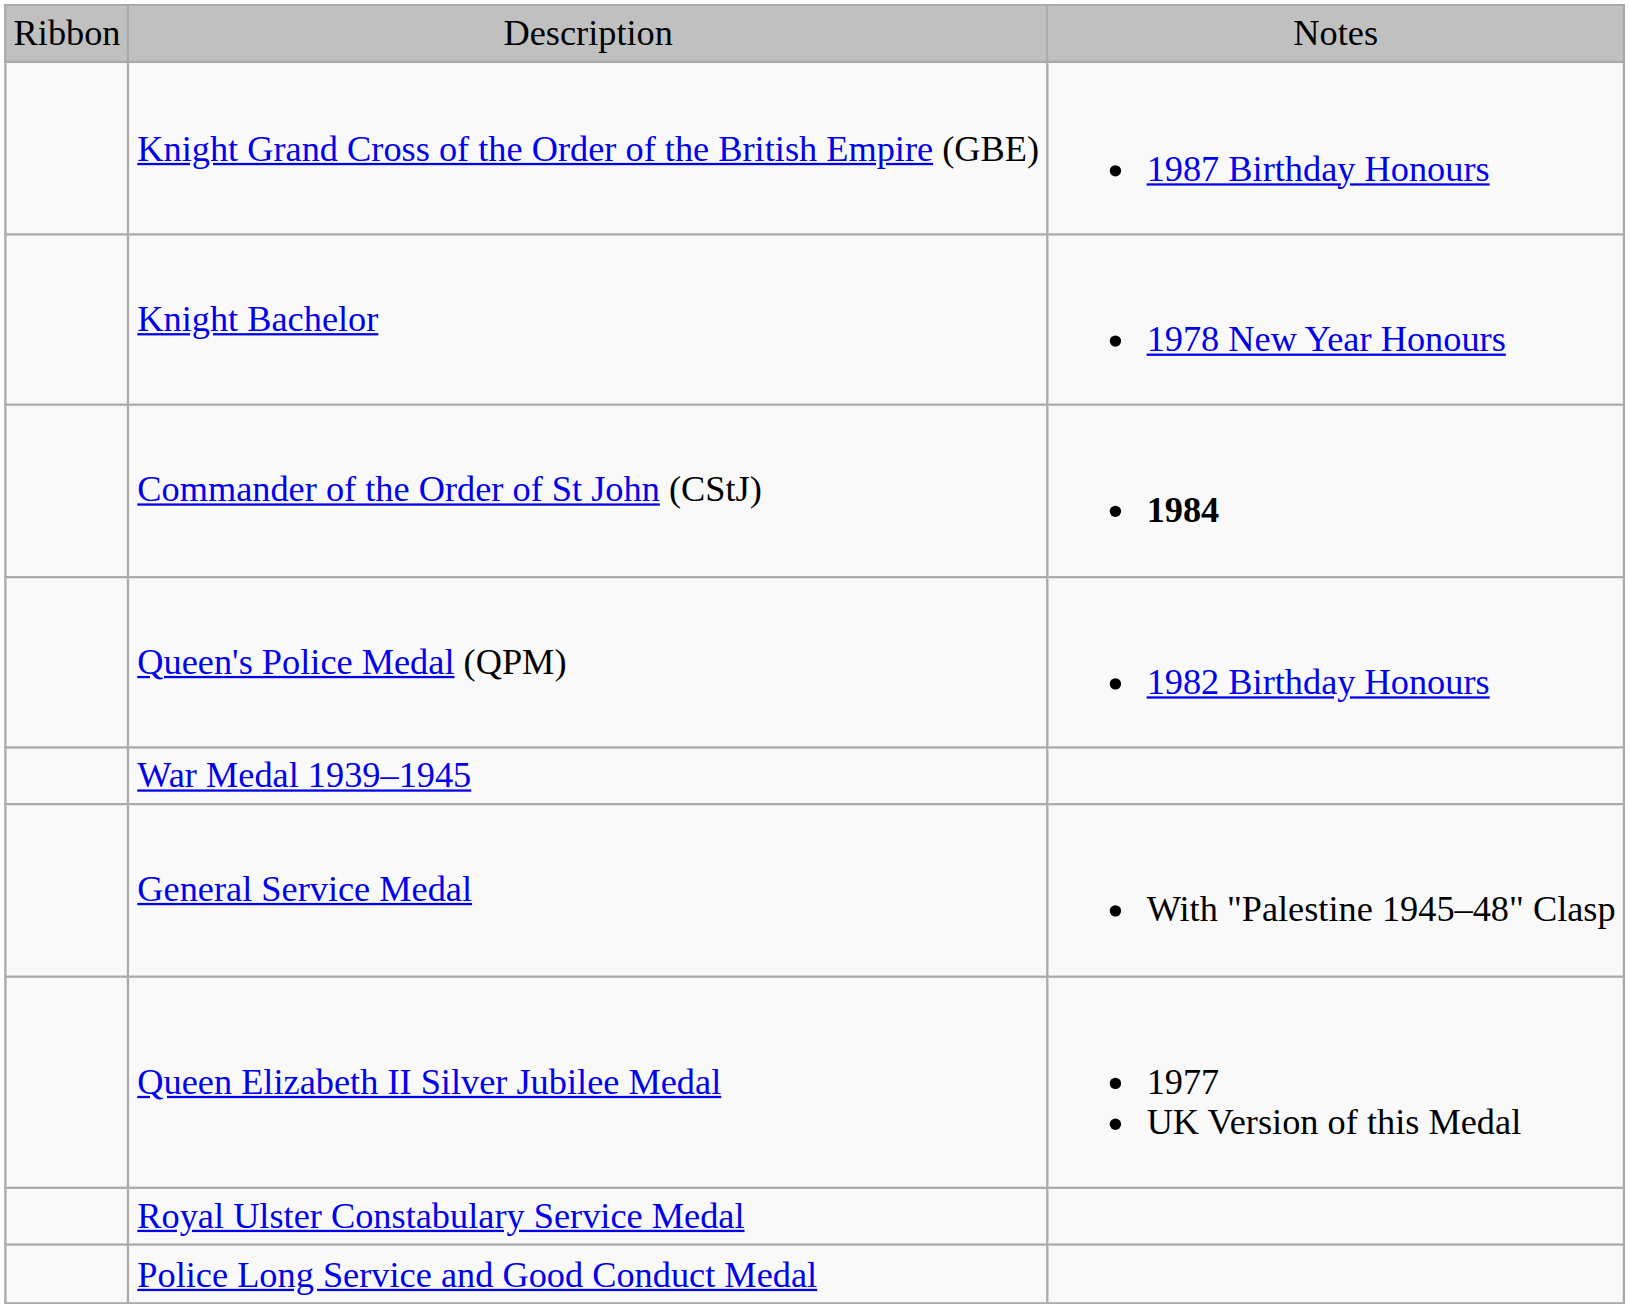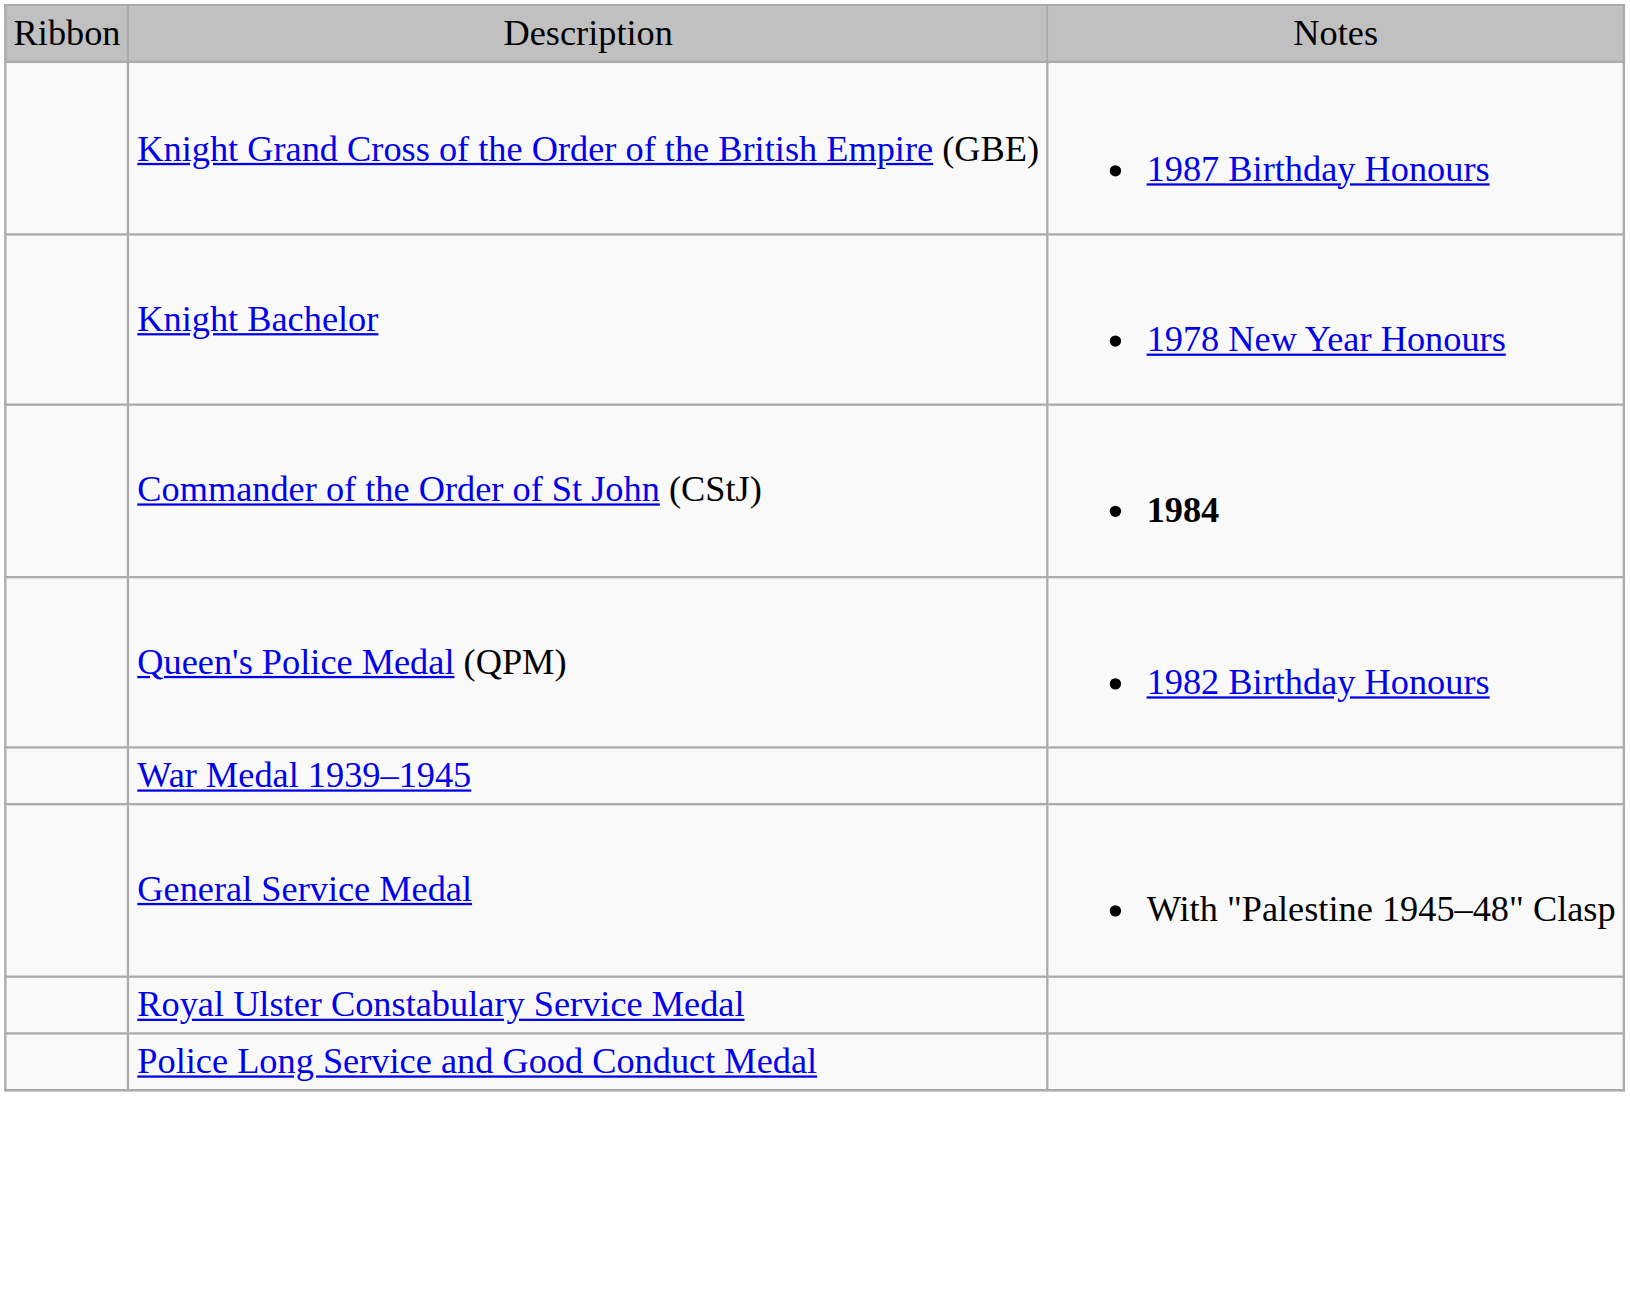- row: (429, 1081)
